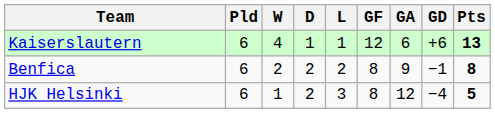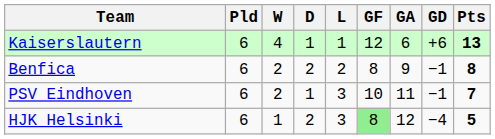+ row: (70, 95)
(374, 95) no background -> (374, 121) lightgreen background
